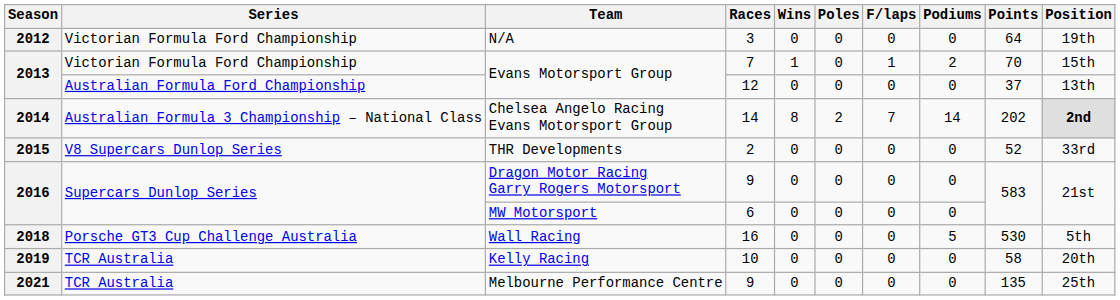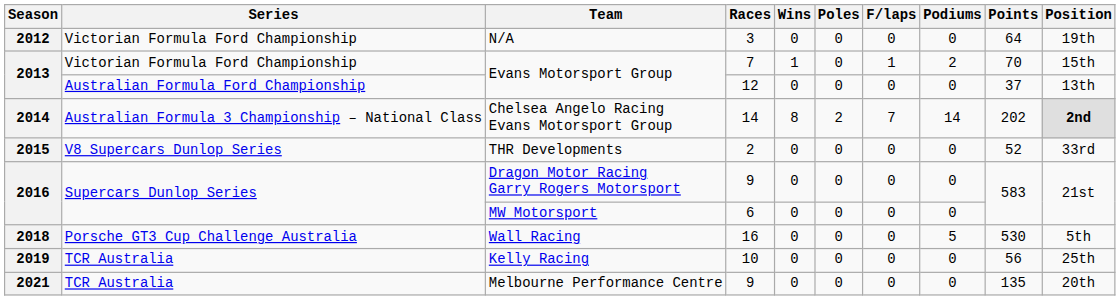(1013, 260) 58 -> (1013, 260) 56
(1079, 260) 20th -> (1079, 260) 25th
(1079, 283) 25th -> (1079, 283) 20th
